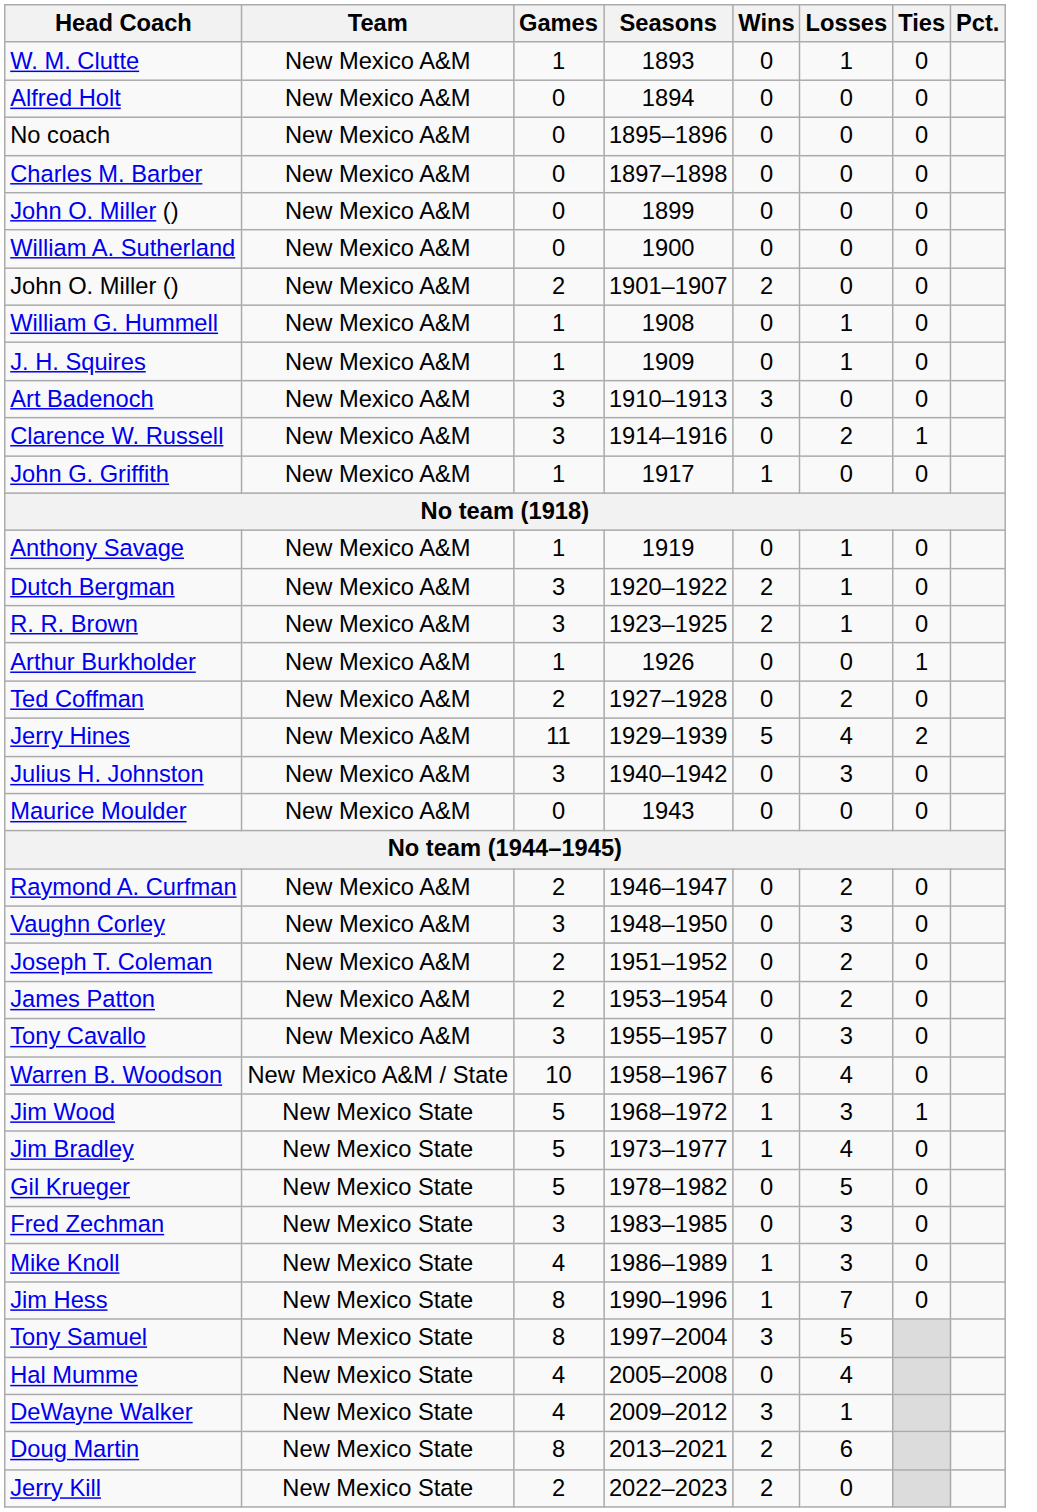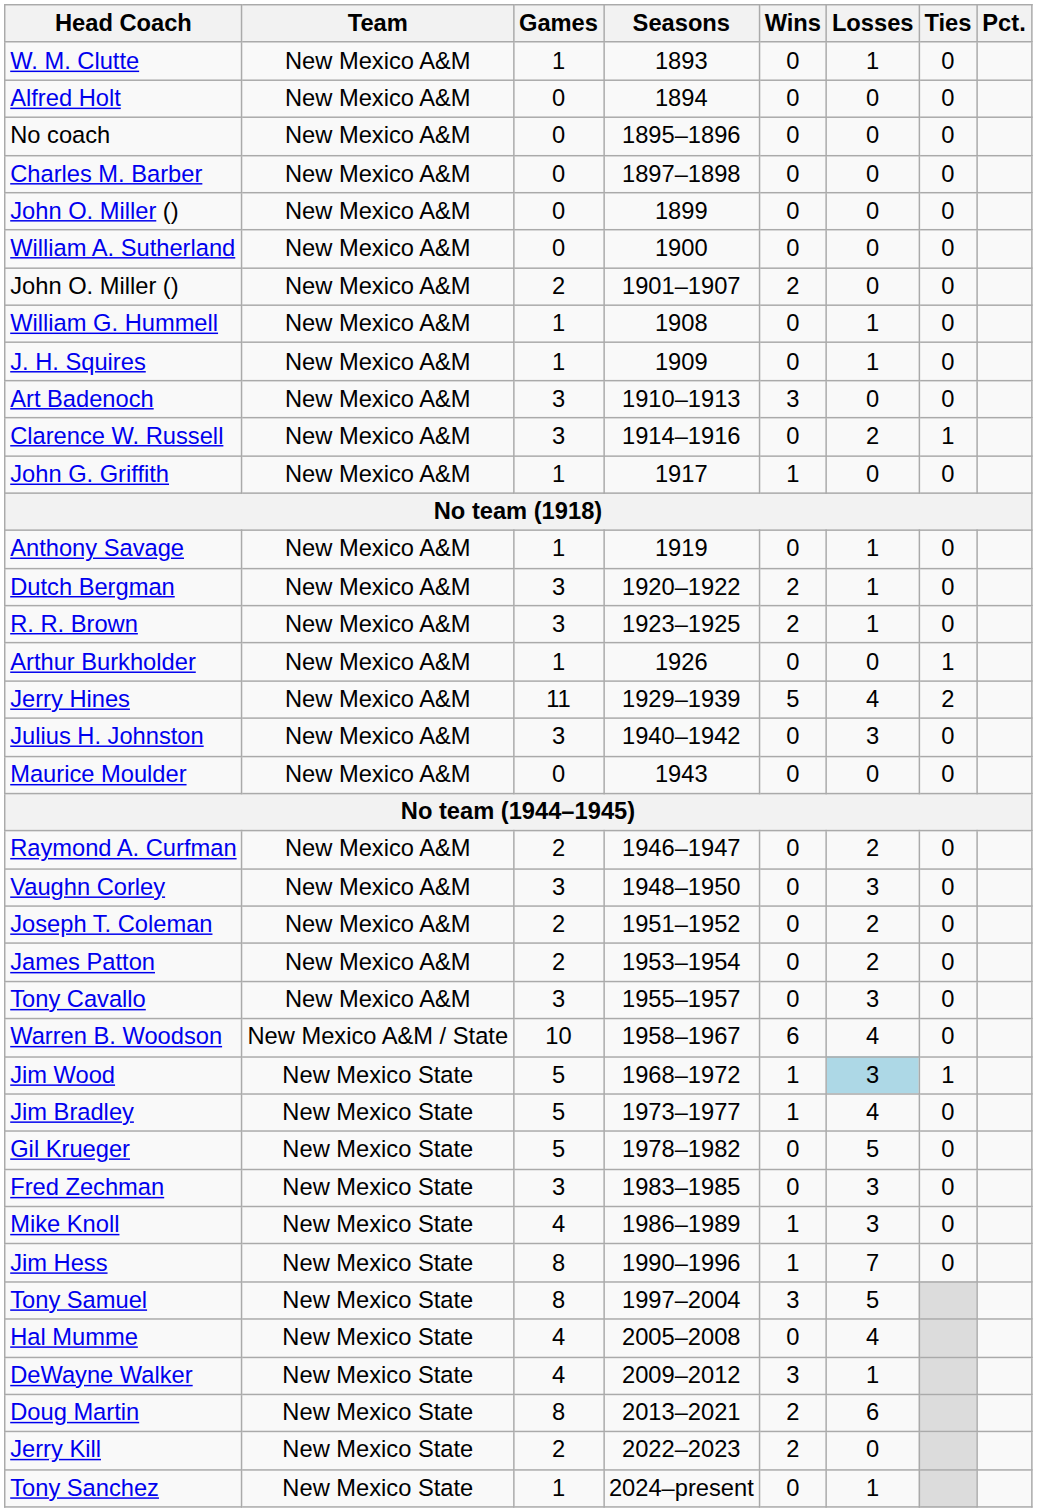- row: (77, 699)
(846, 1112) no background -> (873, 1074) lightblue background
+ row: (85, 1487)
